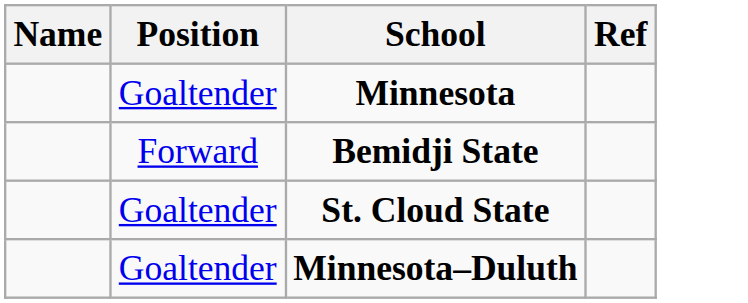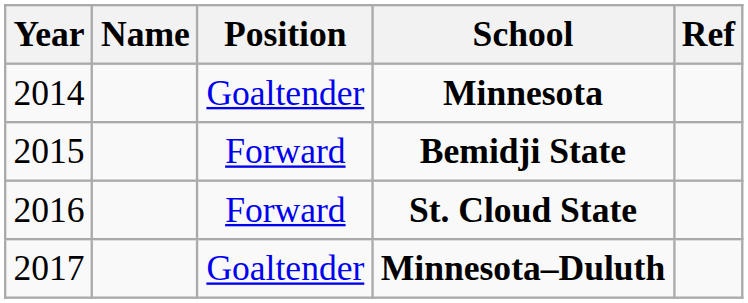+ column: (49, 34)
(198, 209) Goaltender -> (285, 209) Forward
